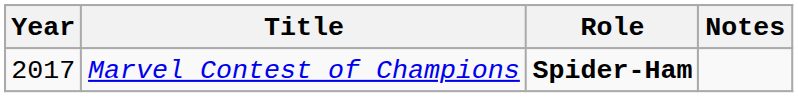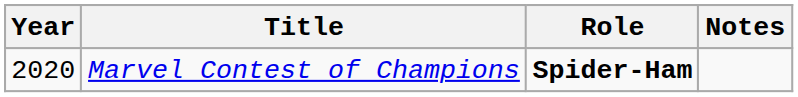(43, 70) 2017 -> (43, 70) 2020
